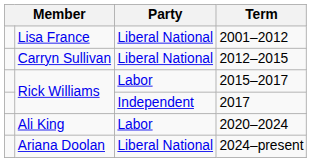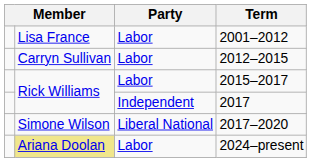(165, 37) Liberal National -> (135, 37) Labor
(165, 59) Liberal National -> (135, 59) Labor
+ row: (254, 124)
- row: (254, 124)
(61, 146) no background -> (61, 146) khaki background
(165, 146) Liberal National -> (135, 146) Labor
